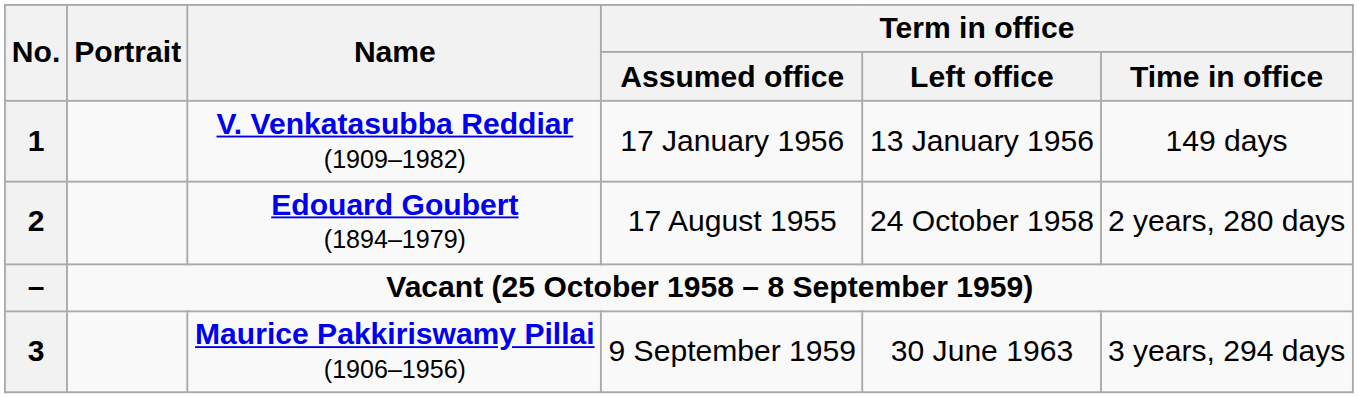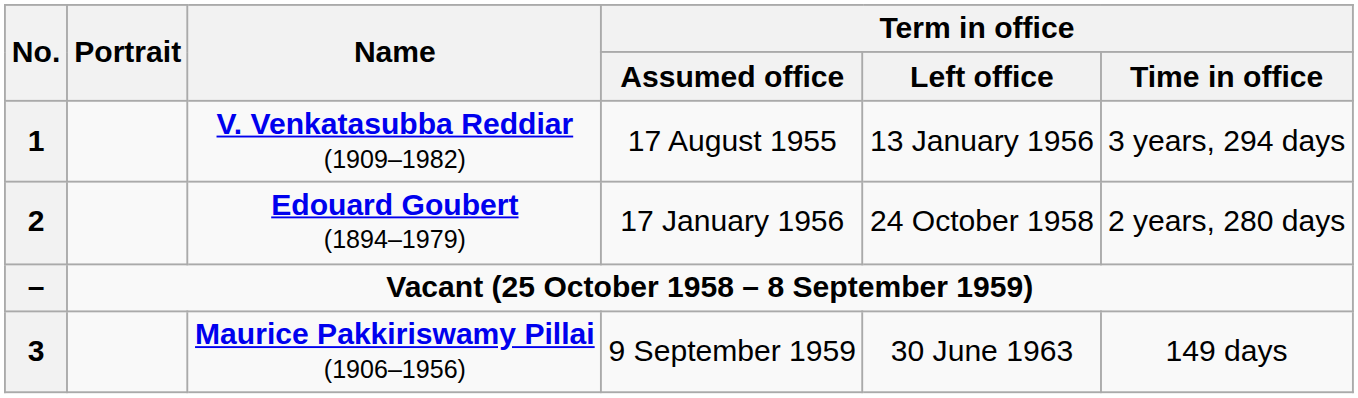(732, 140) 17 January 1956 -> (732, 140) 17 August 1955
(1227, 140) 149 days -> (1227, 140) 3 years, 294 days
(732, 222) 17 August 1955 -> (732, 222) 17 January 1956
(1227, 351) 3 years, 294 days -> (1227, 351) 149 days
